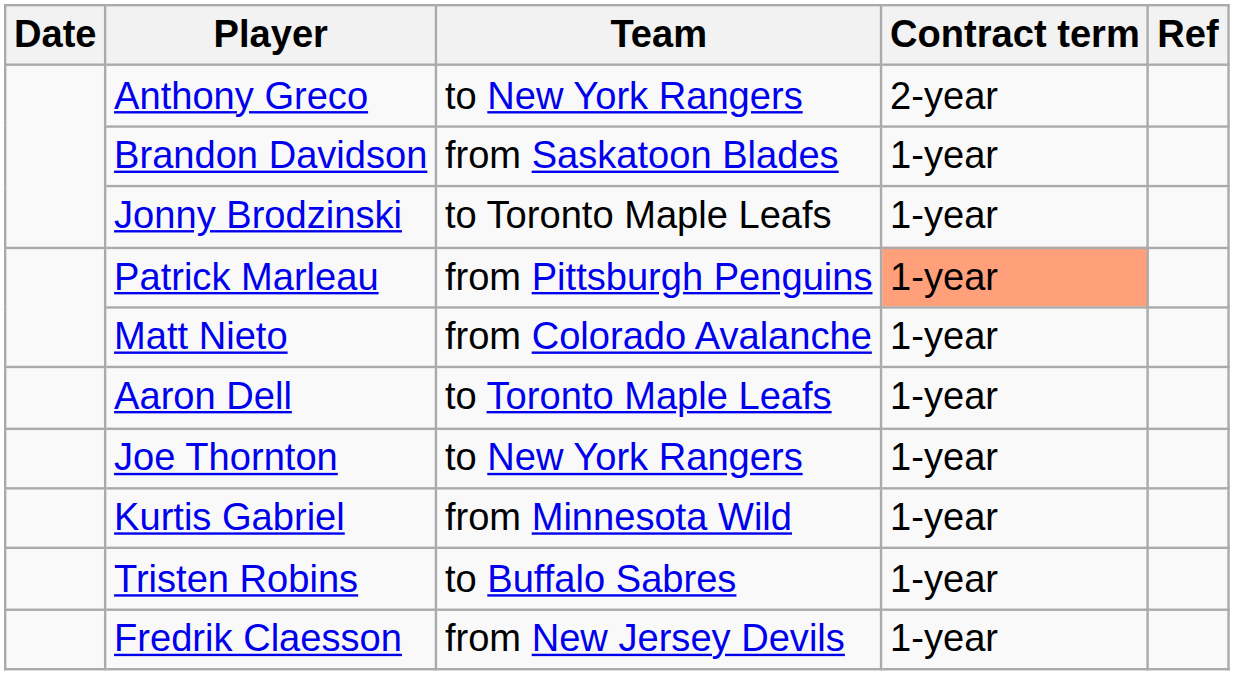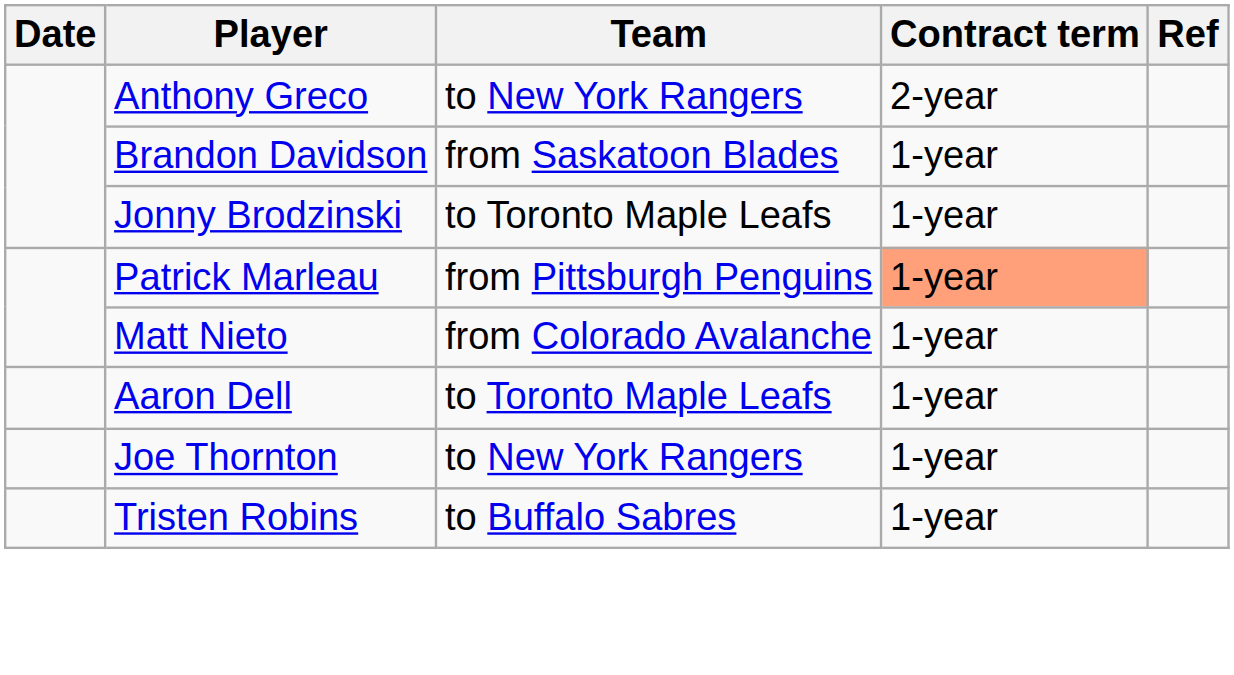- row: (229, 517)
- row: (258, 638)
